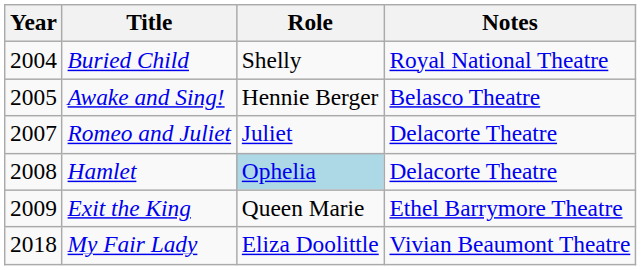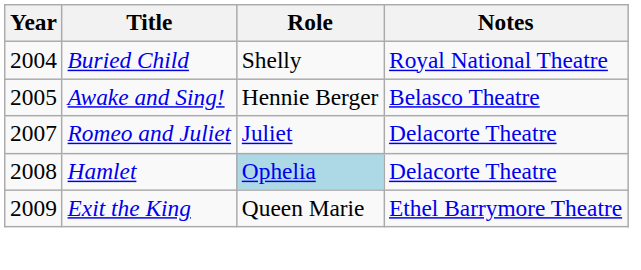- row: (132, 245)
